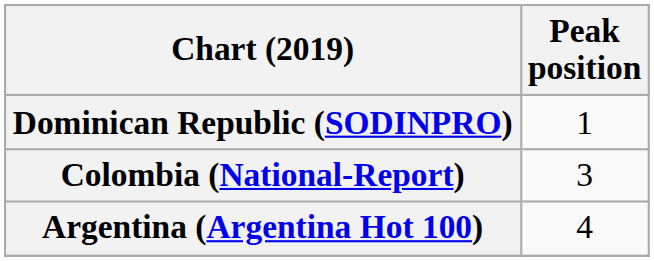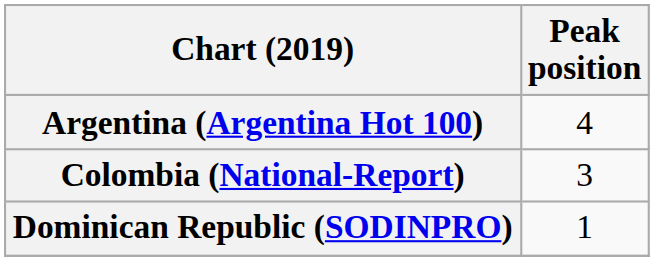rows swapped: (263, 227) <-> (263, 121)
